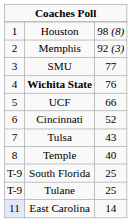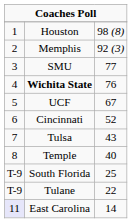(111, 102) 66 -> (111, 102) 67
(111, 191) 25 -> (111, 191) 22
